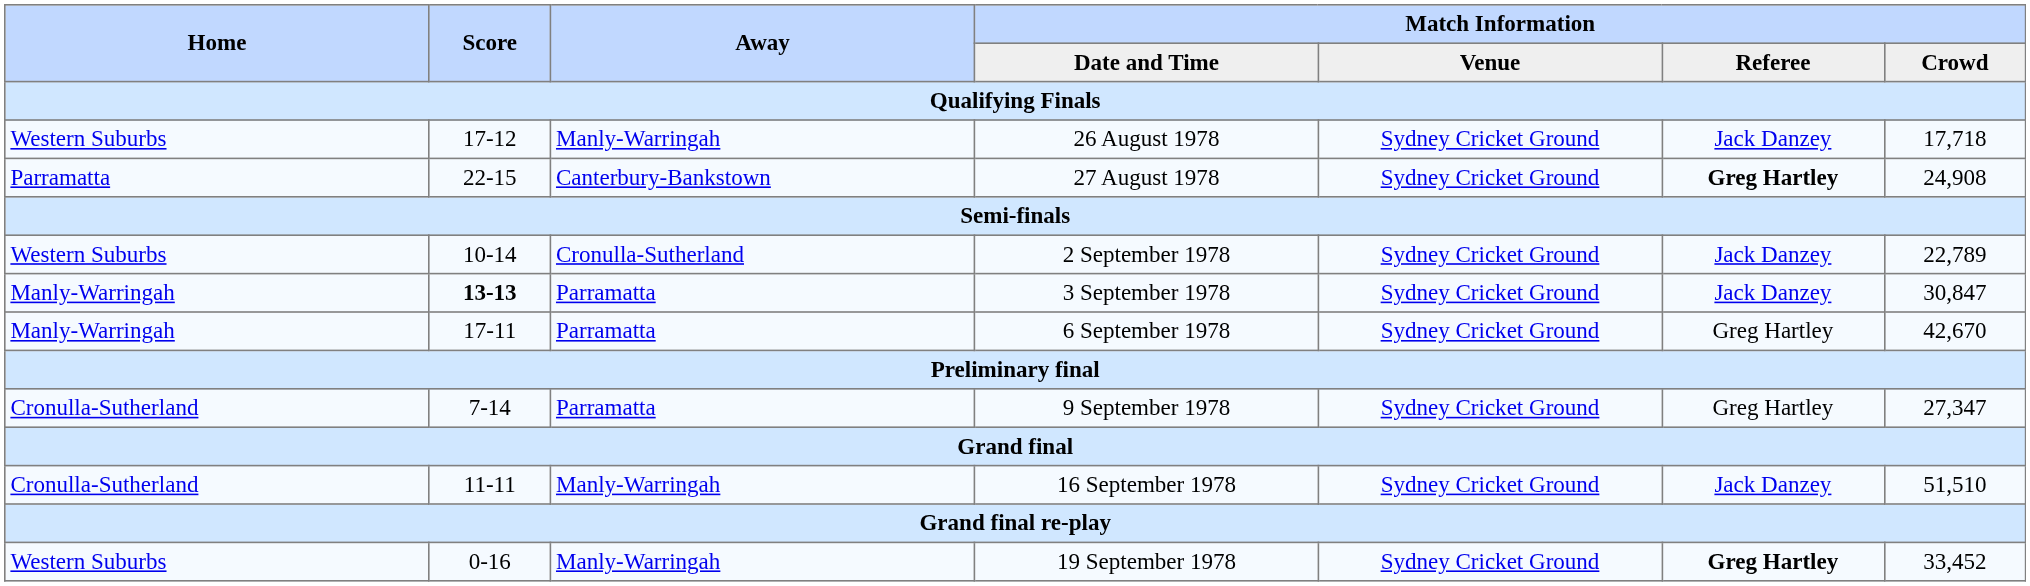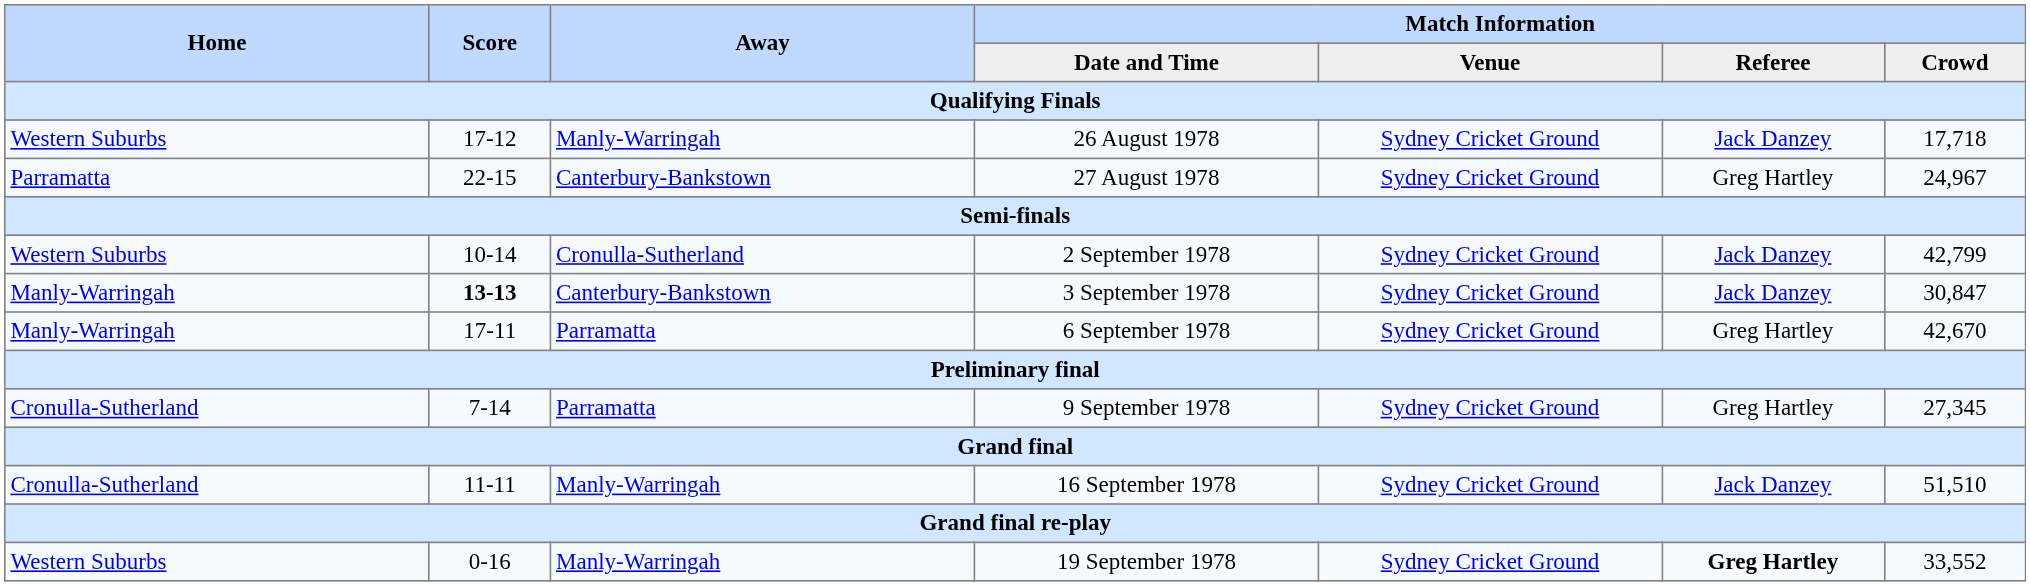(1773, 177) bold -> (1773, 177) normal
(1955, 177) 24,908 -> (1955, 177) 24,967
(1955, 254) 22,789 -> (1955, 254) 42,799
(606, 292) Parramatta -> (663, 292) Canterbury-Bankstown
(1955, 407) 27,347 -> (1955, 407) 27,345
(1955, 561) 33,452 -> (1955, 561) 33,552
